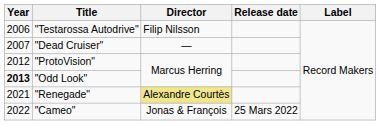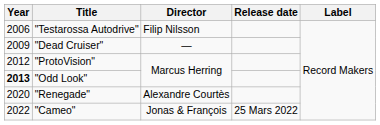(18, 45) 2007 -> (18, 45) 2009
(18, 95) 2021 -> (18, 95) 2020
(186, 95) khaki background -> (186, 95) no background
